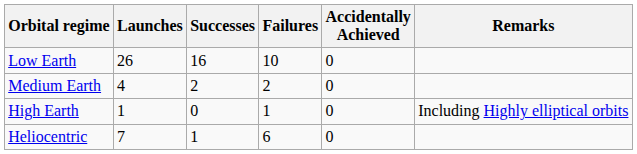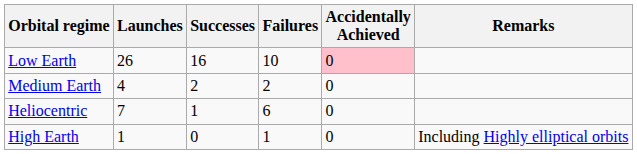(330, 60) no background -> (330, 60) pink background
rows swapped: (44, 111) <-> (48, 136)
